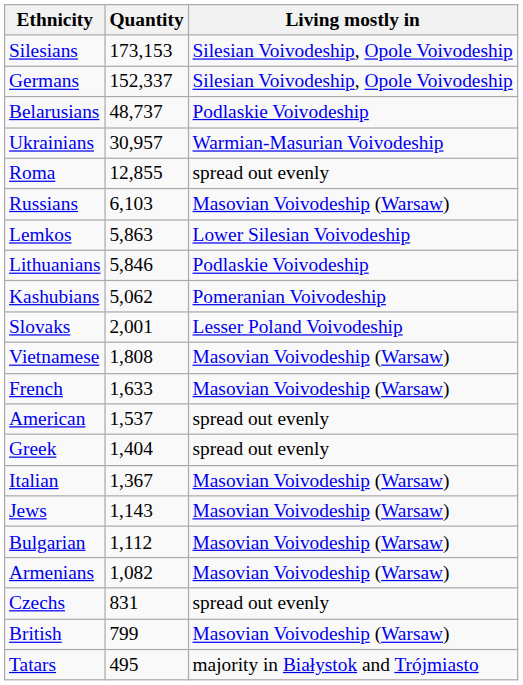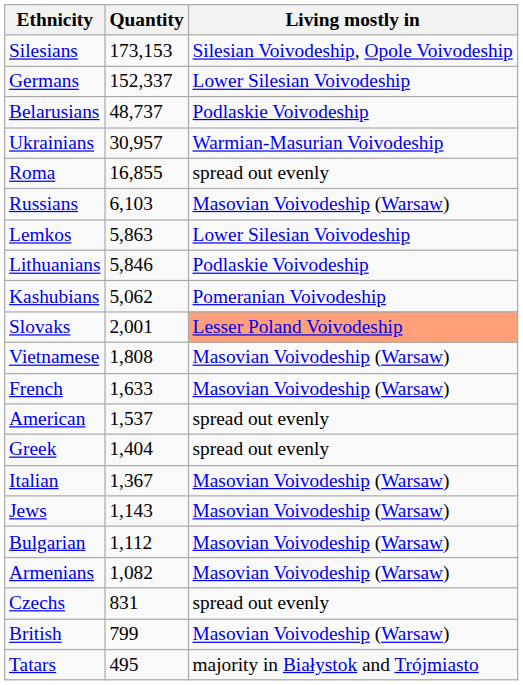(353, 81) Silesian Voivodeship, Opole Voivodeship -> (301, 81) Lower Silesian Voivodeship
(136, 173) 12,855 -> (136, 173) 16,855
(298, 326) no background -> (298, 326) lightsalmon background
